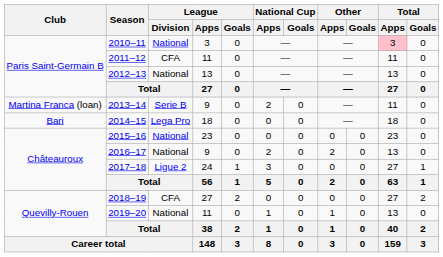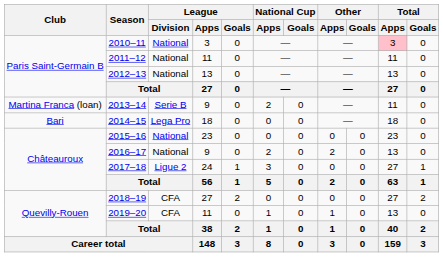(170, 58) CFA -> (170, 58) National
(170, 213) National -> (170, 213) CFA
